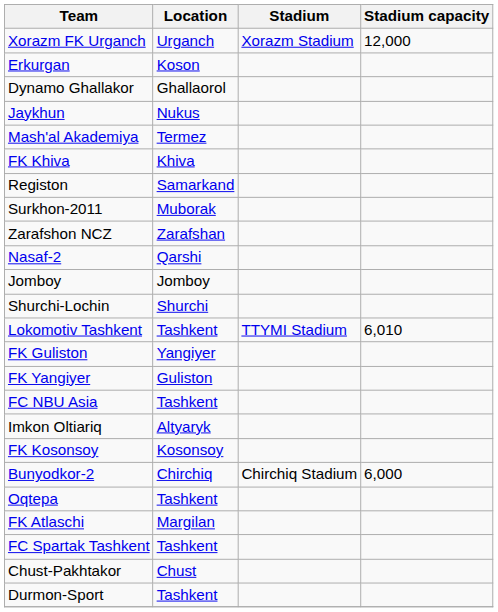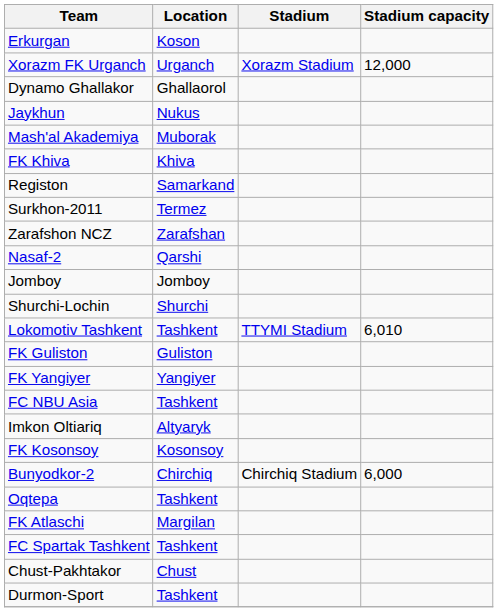rows swapped: (39, 64) <-> (77, 40)
(182, 137) Termez -> (186, 137) Muborak
(186, 209) Muborak -> (182, 209) Termez
(186, 354) Yangiyer -> (185, 354) Guliston
(185, 378) Guliston -> (186, 378) Yangiyer
